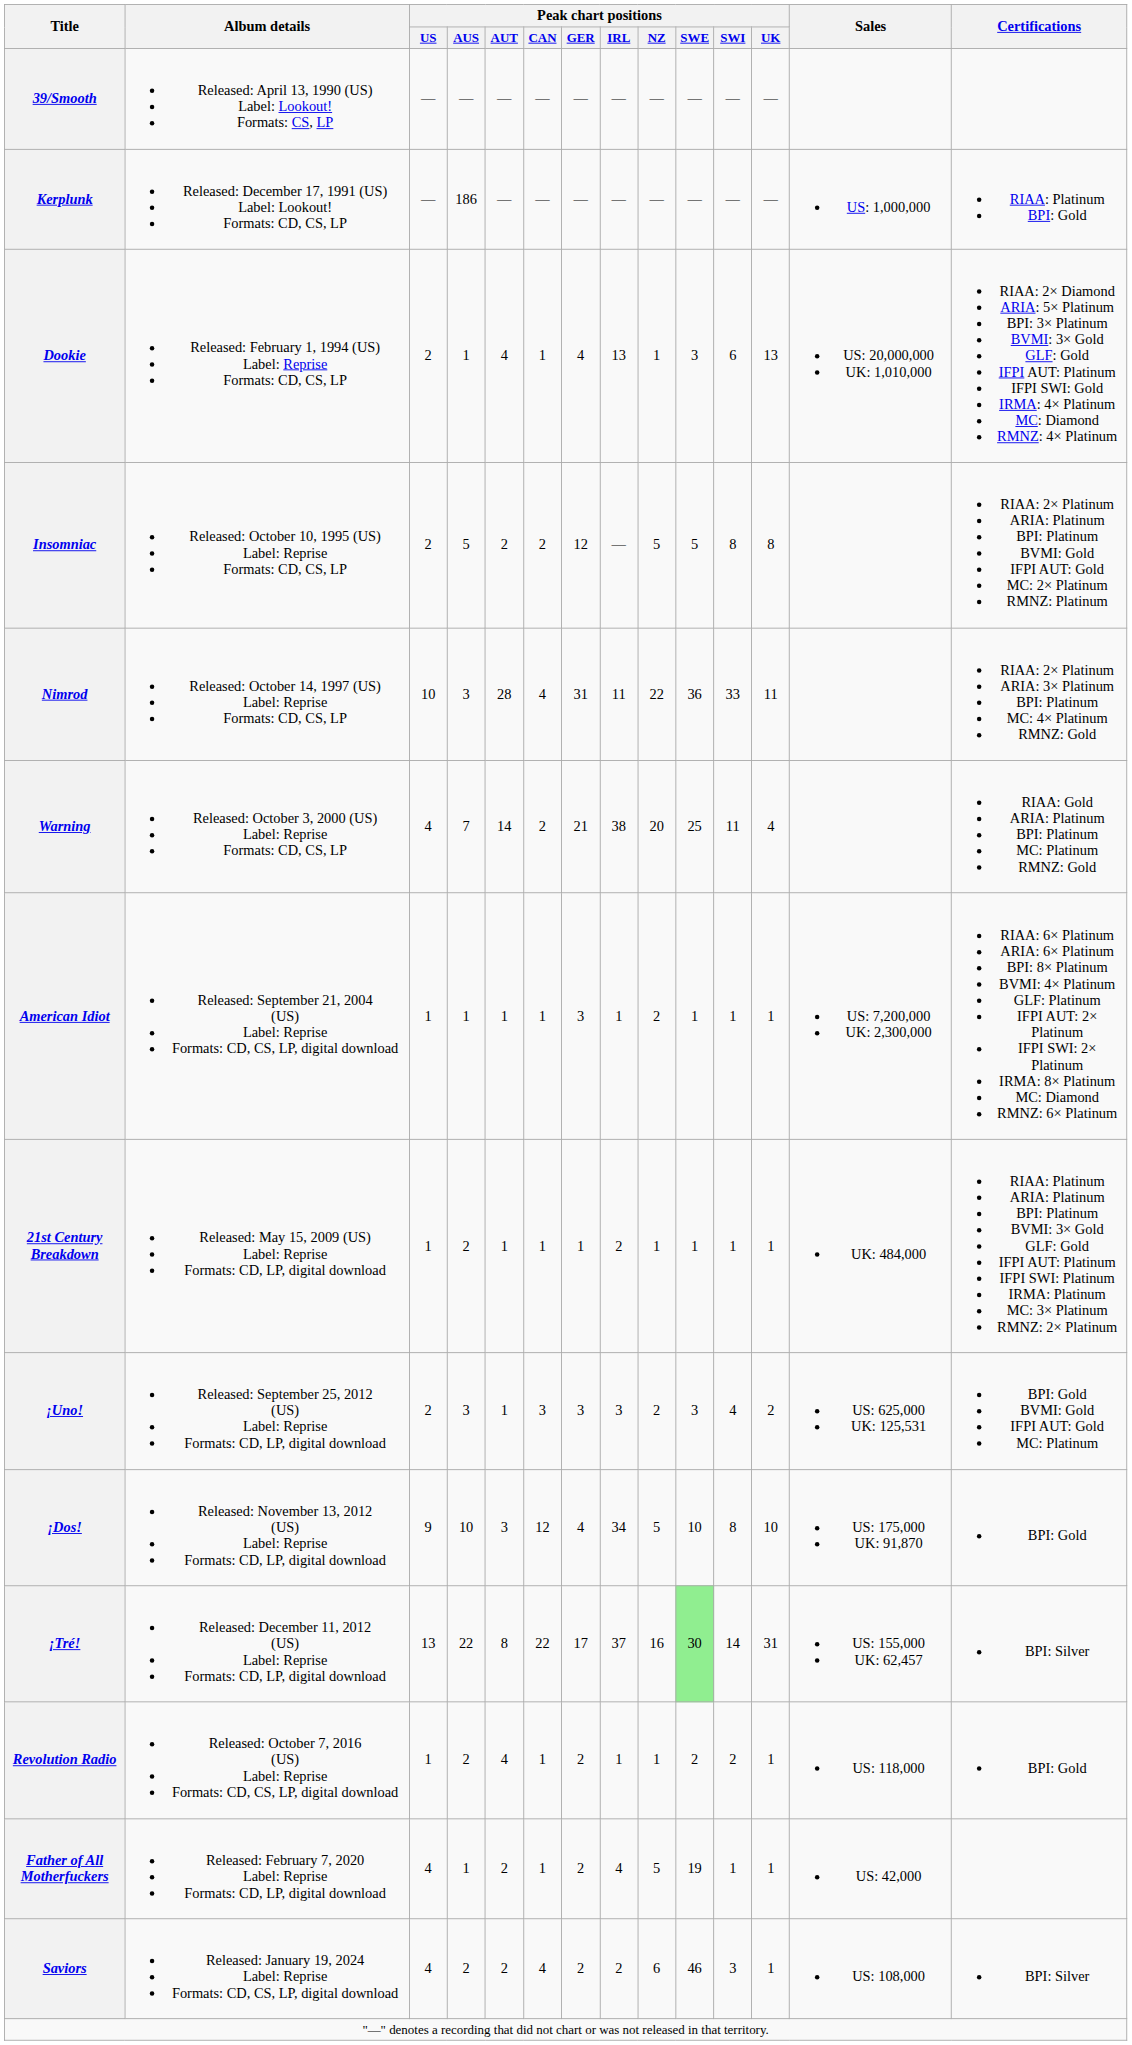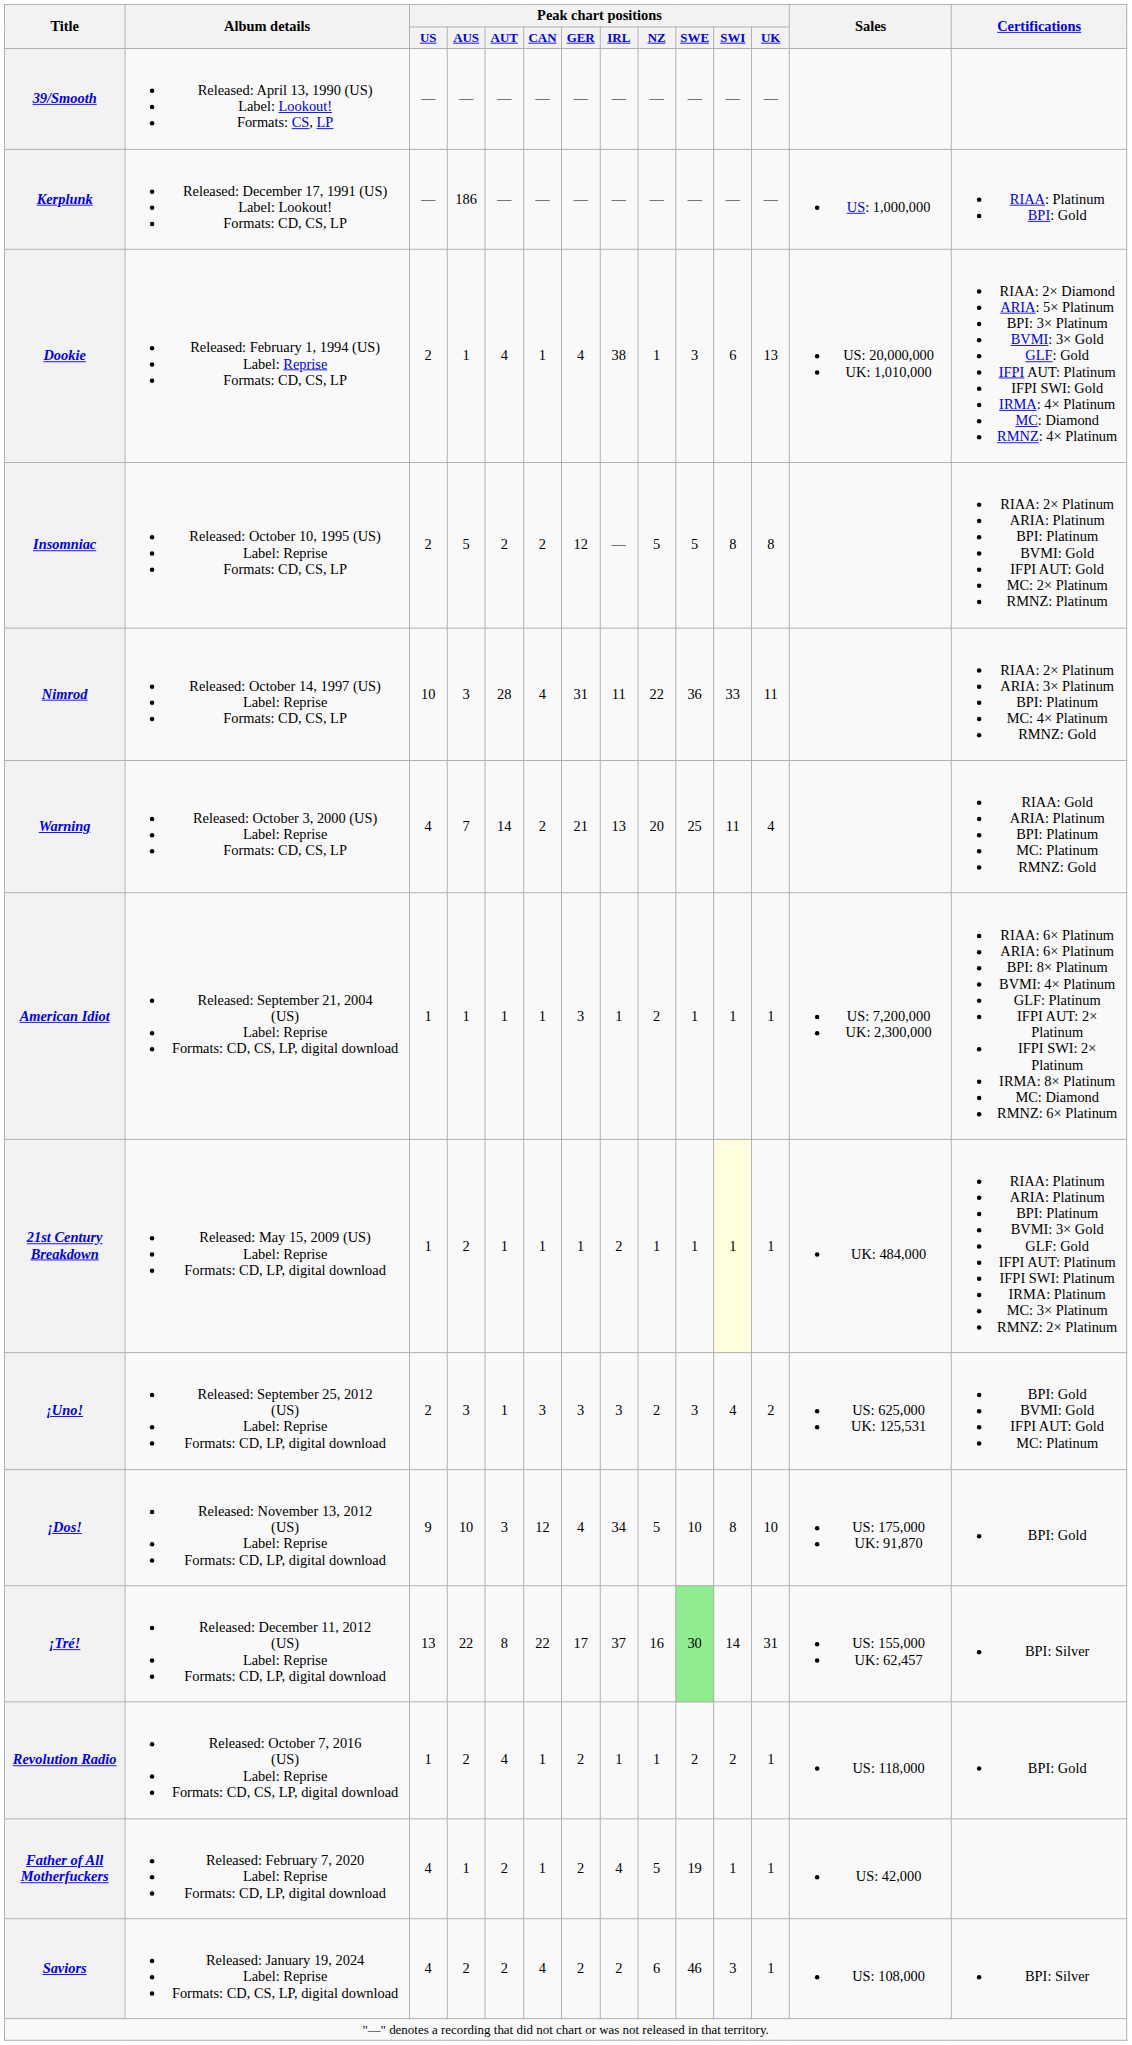(619, 356) 13 -> (619, 356) 38
(619, 826) 38 -> (619, 826) 13
(733, 1245) no background -> (733, 1245) lightyellow background
